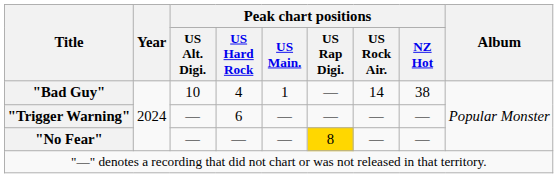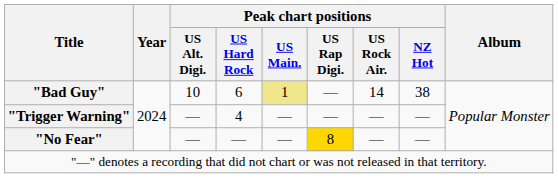(239, 92) 4 -> (239, 92) 6
(285, 92) no background -> (285, 92) khaki background
(239, 115) 6 -> (239, 115) 4
